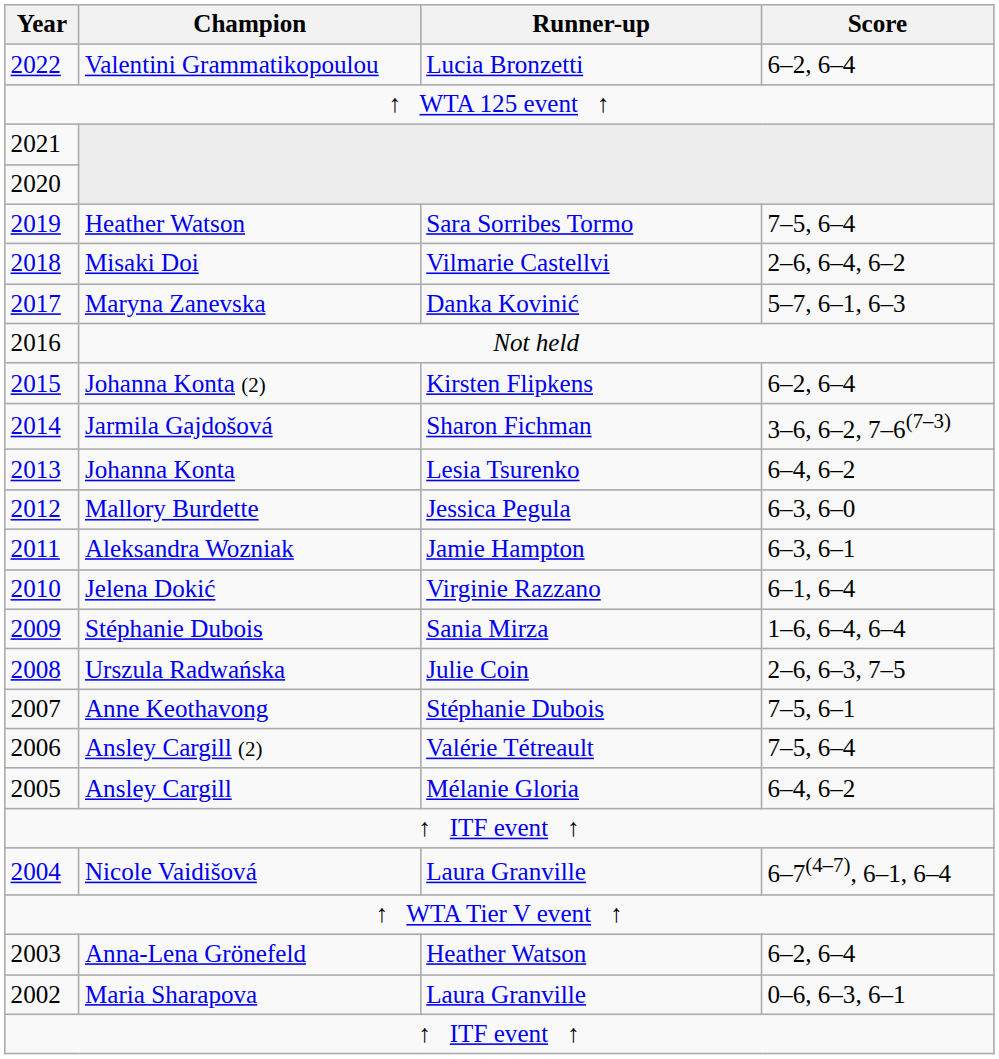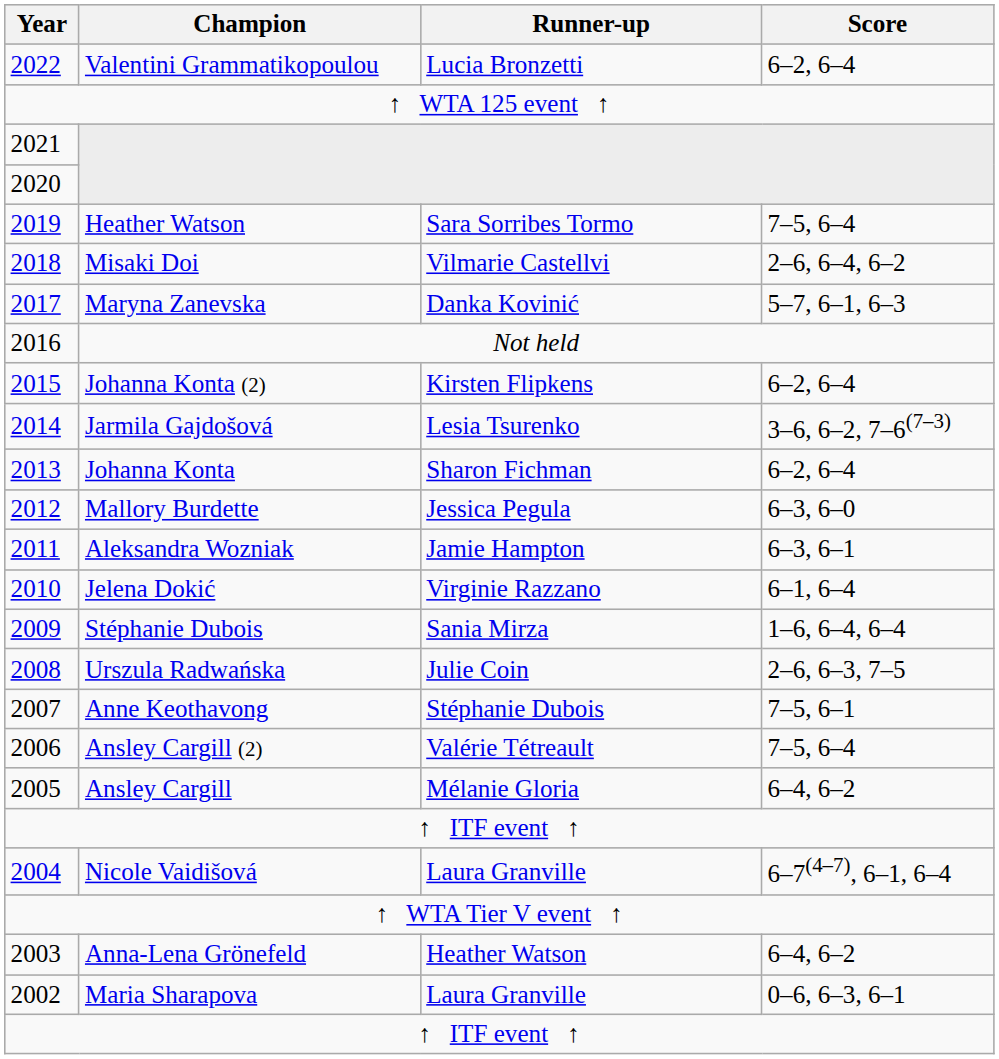(509, 426) Sharon Fichman -> (503, 426) Lesia Tsurenko
(503, 469) Lesia Tsurenko -> (509, 469) Sharon Fichman
(811, 469) 6–4, 6–2 -> (811, 469) 6–2, 6–4
(811, 954) 6–2, 6–4 -> (811, 954) 6–4, 6–2
